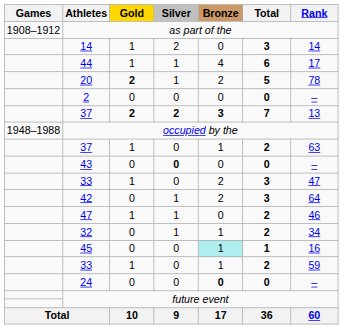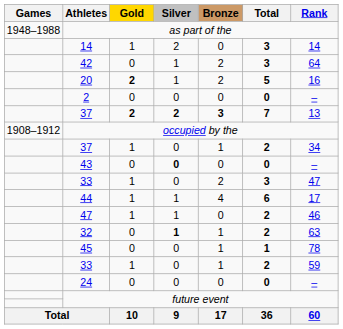(34, 30) 1908–1912 -> (34, 30) 1948–1988
rows swapped: (86, 64) <-> (86, 198)
(314, 81) 78 -> (314, 81) 16
(34, 131) 1948–1988 -> (34, 131) 1908–1912
(314, 148) 63 -> (314, 148) 34
(176, 232) normal -> (176, 232) bold
(314, 232) 34 -> (314, 232) 63
(221, 249) paleturquoise background -> (221, 249) no background
(314, 249) 16 -> (314, 249) 78
(221, 283) bold -> (221, 283) normal
